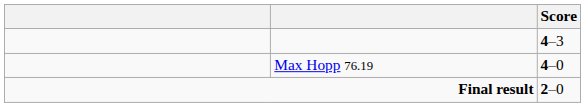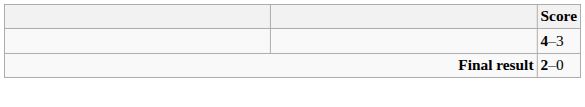- row: (324, 65)
